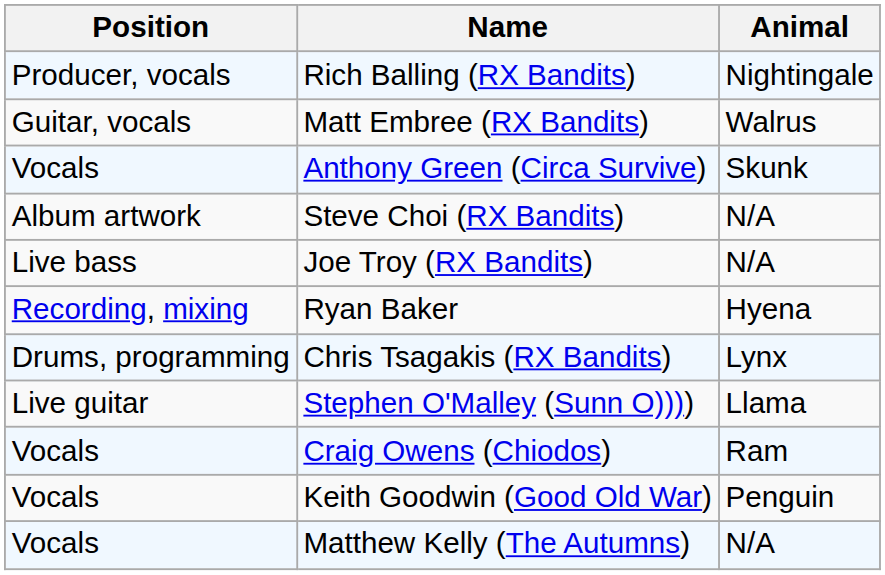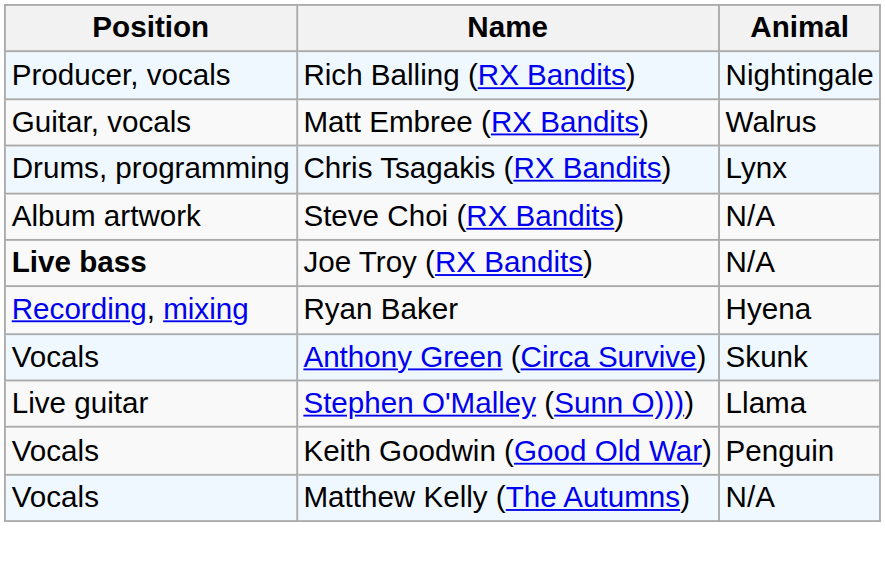rows swapped: (487, 356) <-> (505, 168)
(74, 262) normal -> (79, 262) bold
- row: (457, 450)
